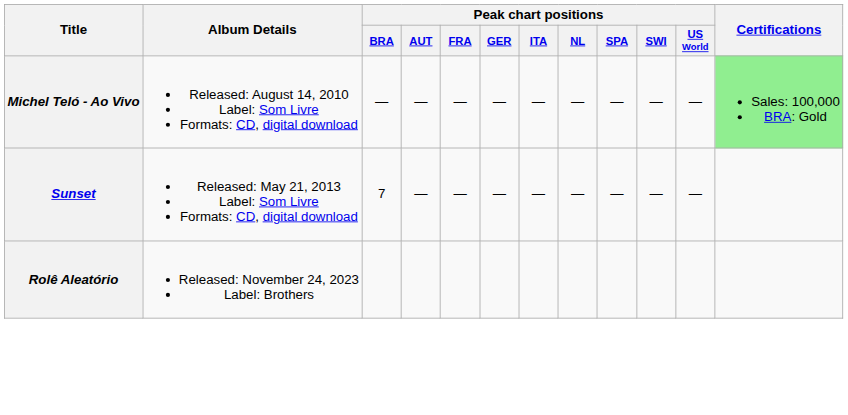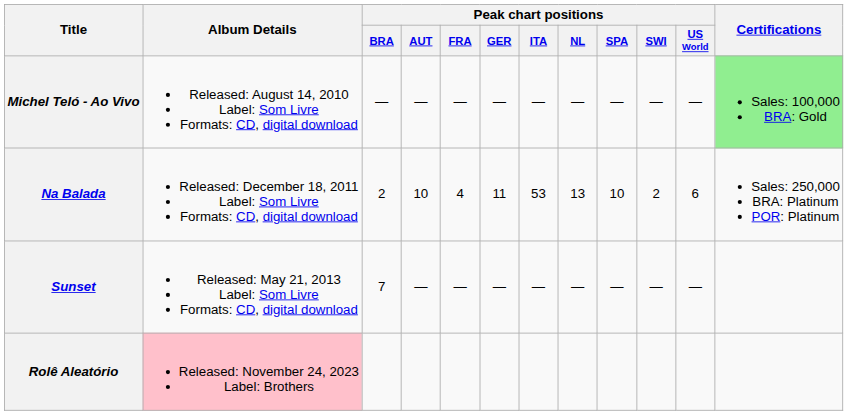+ row: (74, 194)
(252, 287) no background -> (252, 379) pink background
